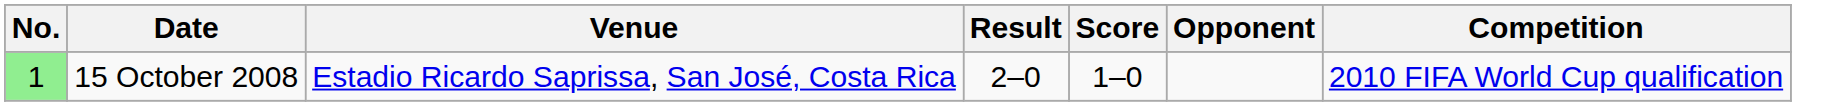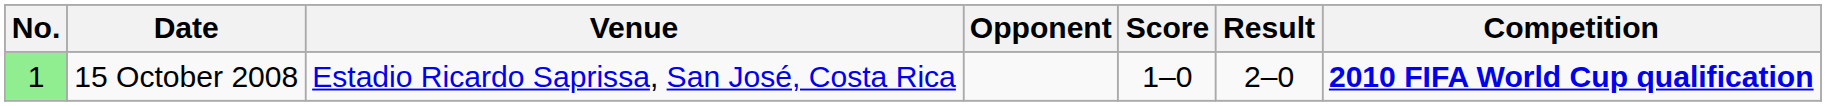columns swapped: (1244, 28) <-> (1016, 28)
(1556, 76) normal -> (1571, 76) bold
